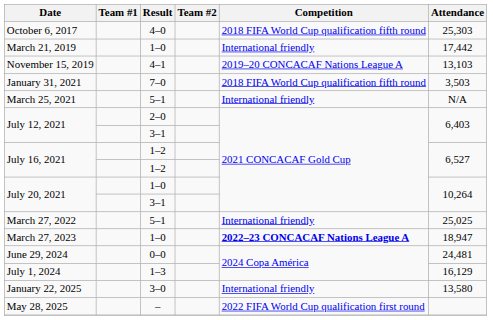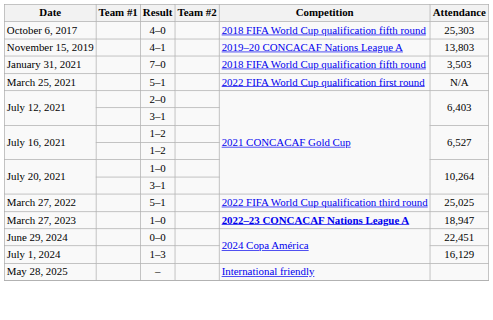- row: (41, 47)
(457, 64) 13,103 -> (459, 47) 13,803
(268, 99) International friendly -> (323, 82) 2022 FIFA World Cup qualification first round
(268, 220) International friendly -> (325, 202) 2022 FIFA World Cup qualification third round
(457, 254) 24,481 -> (459, 237) 22,451
- row: (44, 289)
(323, 306) 2022 FIFA World Cup qualification first round -> (268, 271) International friendly
